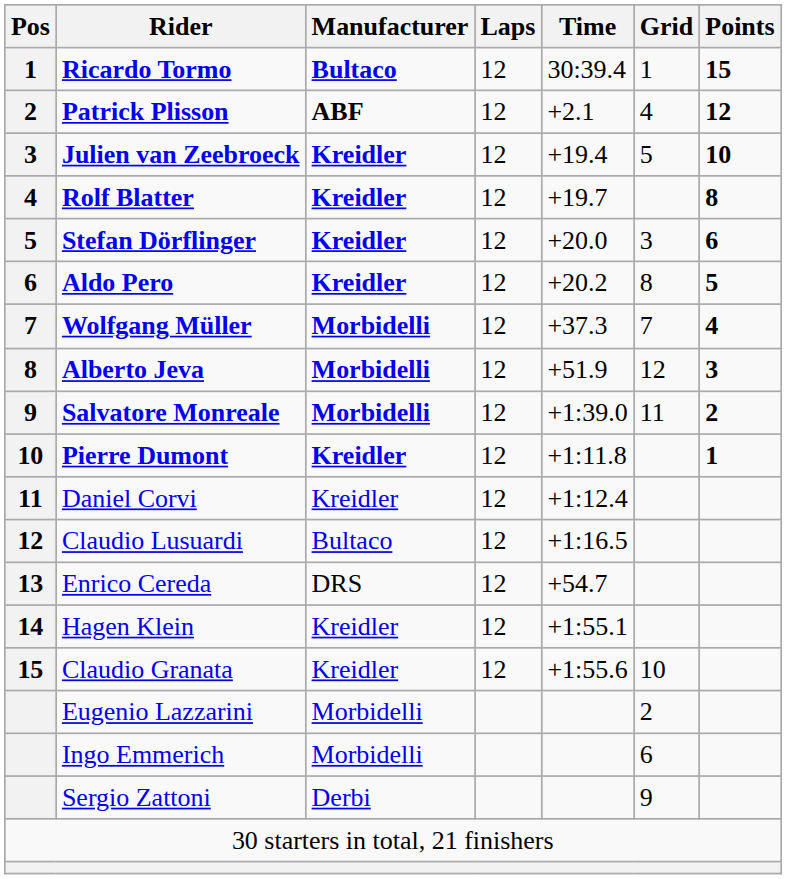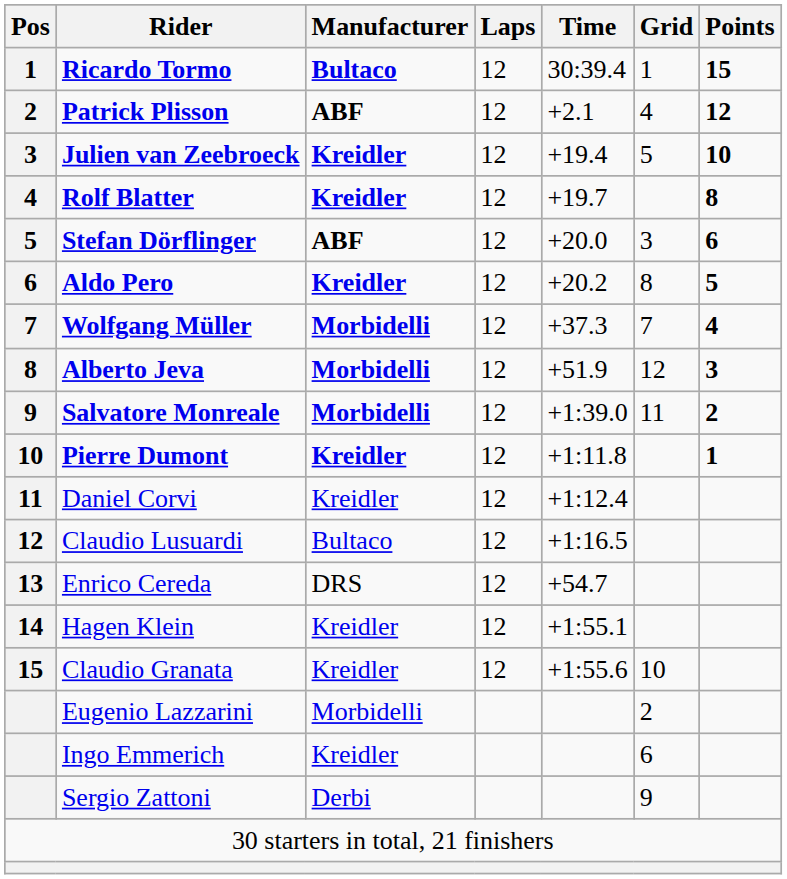(359, 240) Kreidler -> (338, 240) ABF
(367, 754) Morbidelli -> (355, 754) Kreidler
